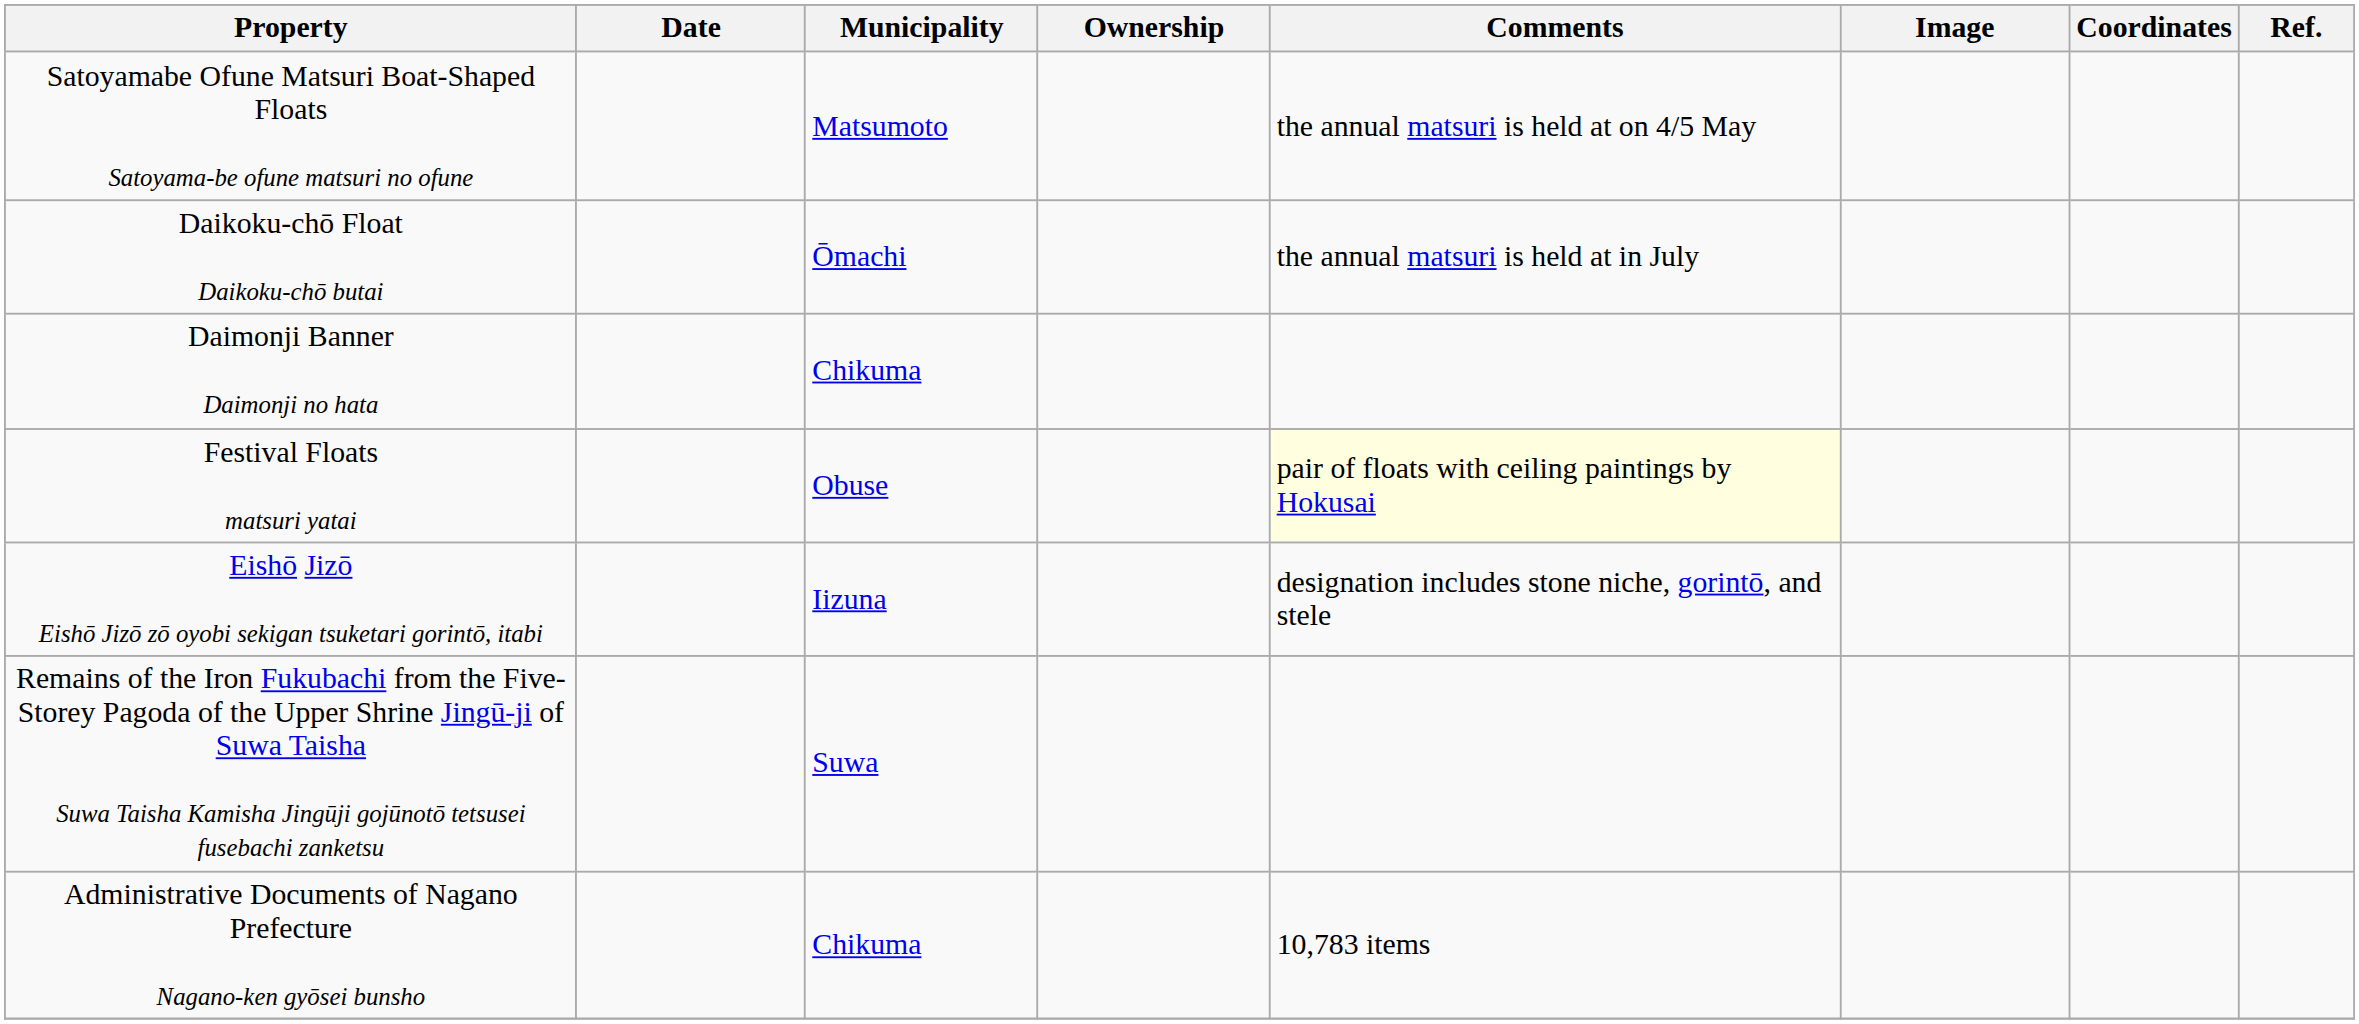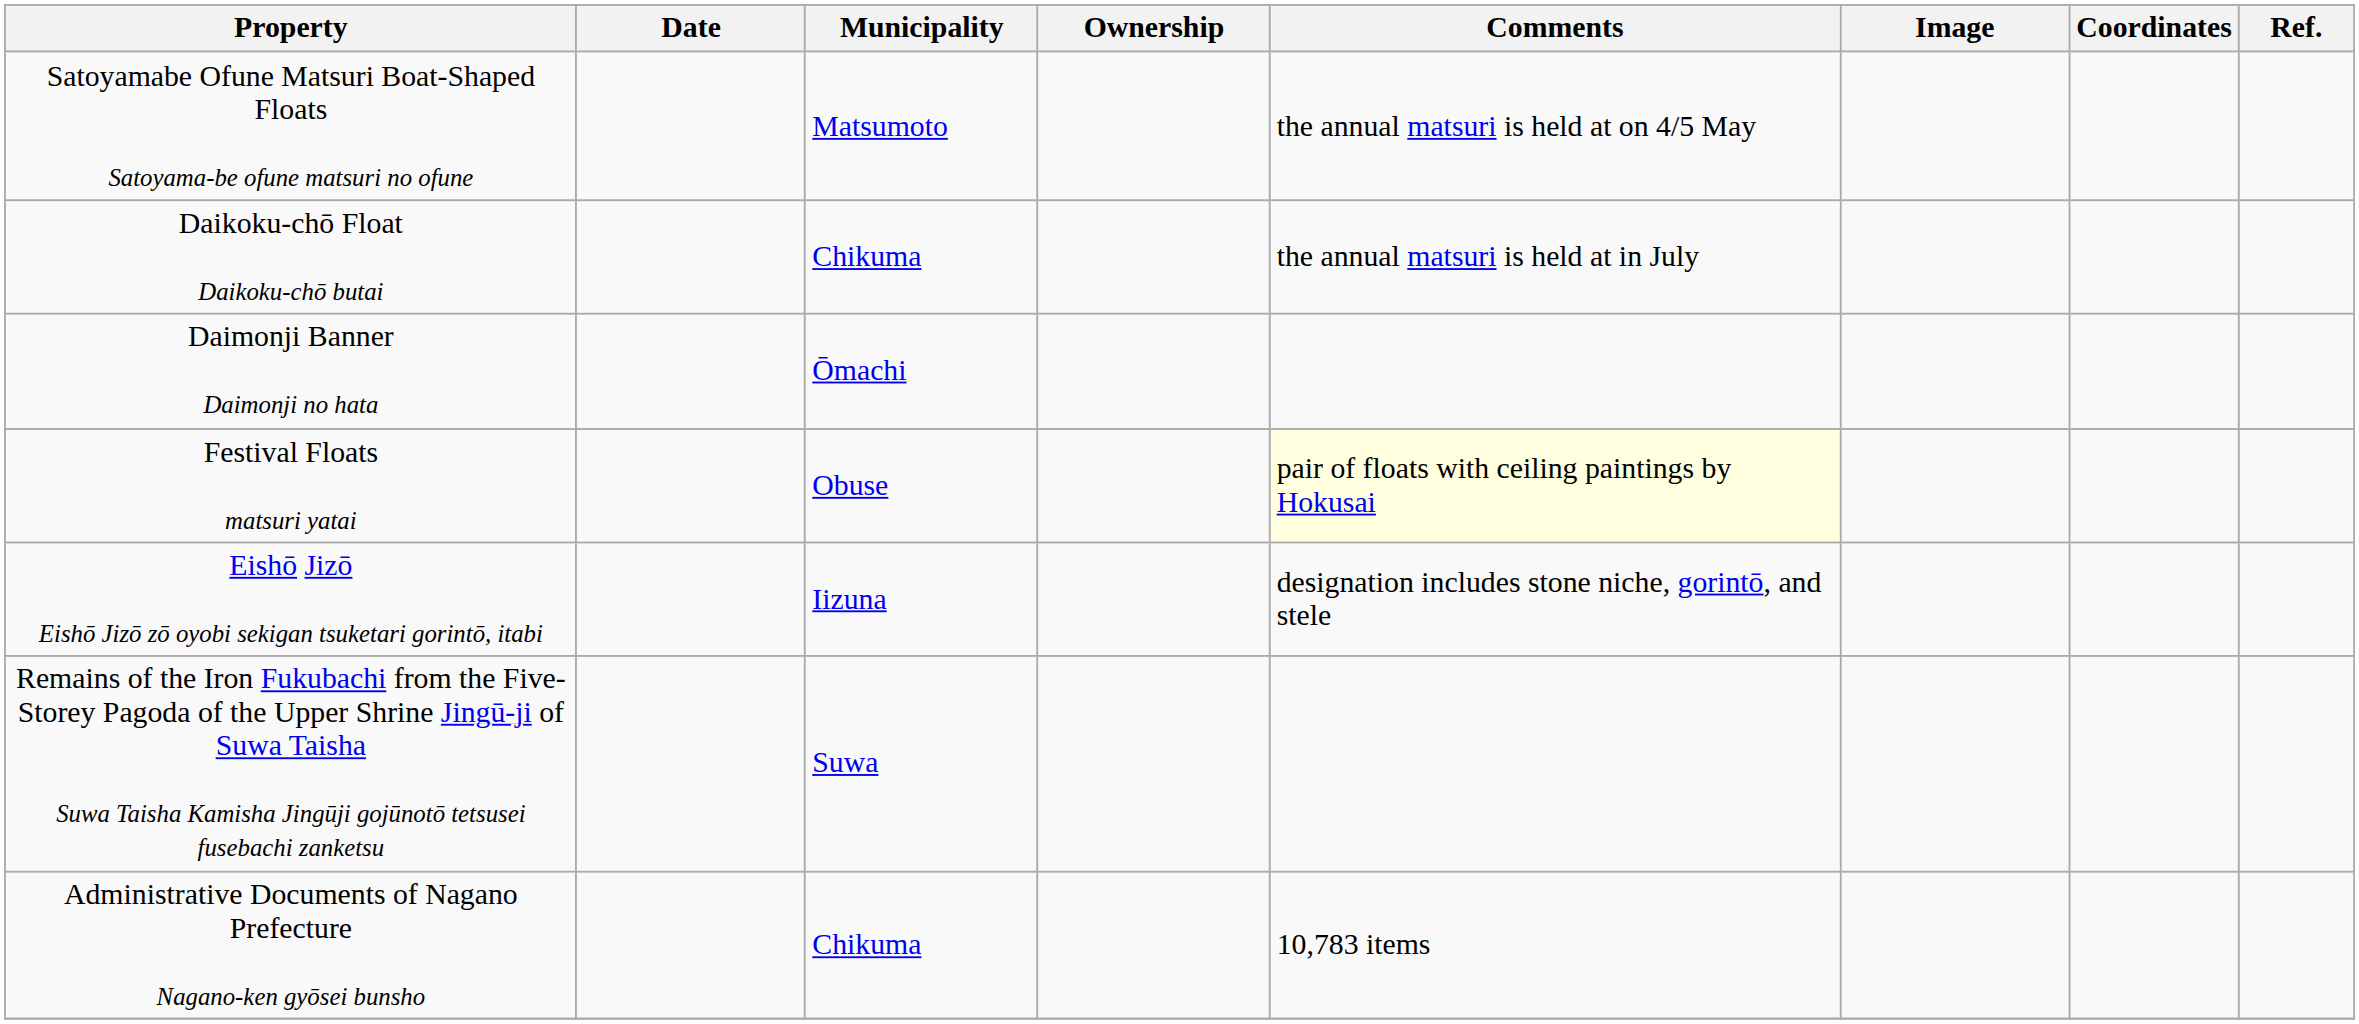(859, 256) Ōmachi -> (867, 256) Chikuma
(867, 370) Chikuma -> (859, 370) Ōmachi
